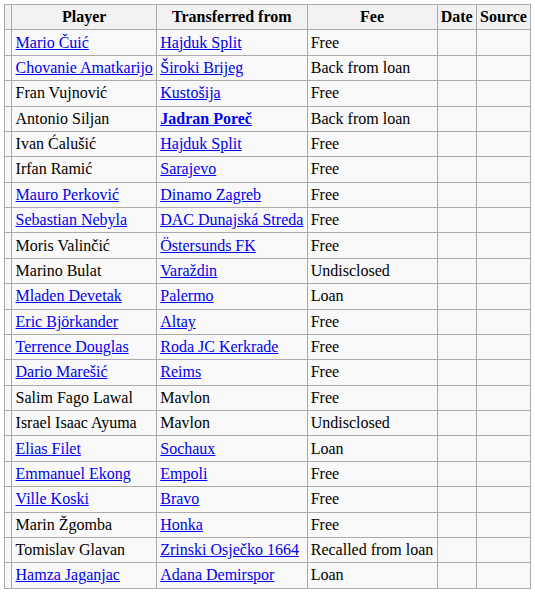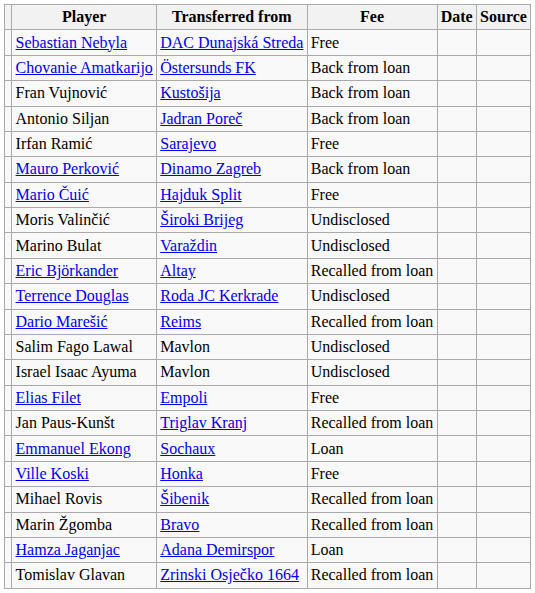rows swapped: (71, 220) <-> (52, 42)
(202, 67) Široki Brijeg -> (208, 67) Östersunds FK
(325, 93) Free -> (360, 93) Back from loan
(206, 118) bold -> (201, 118) normal
- row: (56, 144)
(325, 194) Free -> (360, 169) Back from loan
(208, 245) Östersunds FK -> (202, 220) Široki Brijeg
(325, 245) Free -> (350, 220) Undisclosed
- row: (69, 296)
(325, 321) Free -> (372, 270) Recalled from loan
(325, 347) Free -> (350, 296) Undisclosed
(325, 372) Free -> (372, 321) Recalled from loan
(325, 397) Free -> (350, 347) Undisclosed
(188, 448) Sochaux -> (184, 397) Empoli
(327, 448) Loan -> (325, 397) Free
+ row: (65, 423)
(184, 473) Empoli -> (188, 448) Sochaux
(325, 473) Free -> (327, 448) Loan
(180, 499) Bravo -> (182, 473) Honka
+ row: (59, 499)
(182, 524) Honka -> (180, 524) Bravo
(325, 524) Free -> (372, 524) Recalled from loan
rows swapped: (70, 550) <-> (68, 575)
